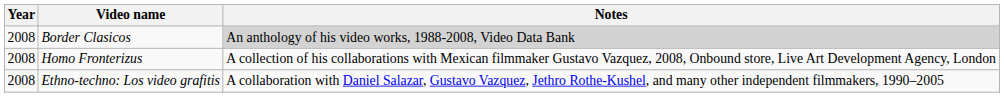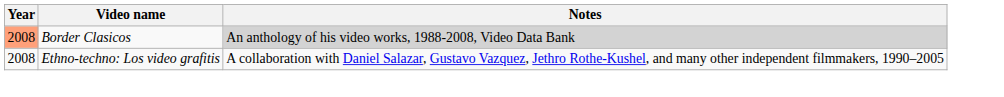(21, 37) no background -> (21, 37) lightsalmon background
- row: (92, 59)
